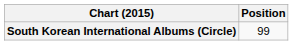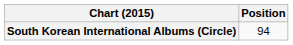(263, 31) 99 -> (263, 31) 94
